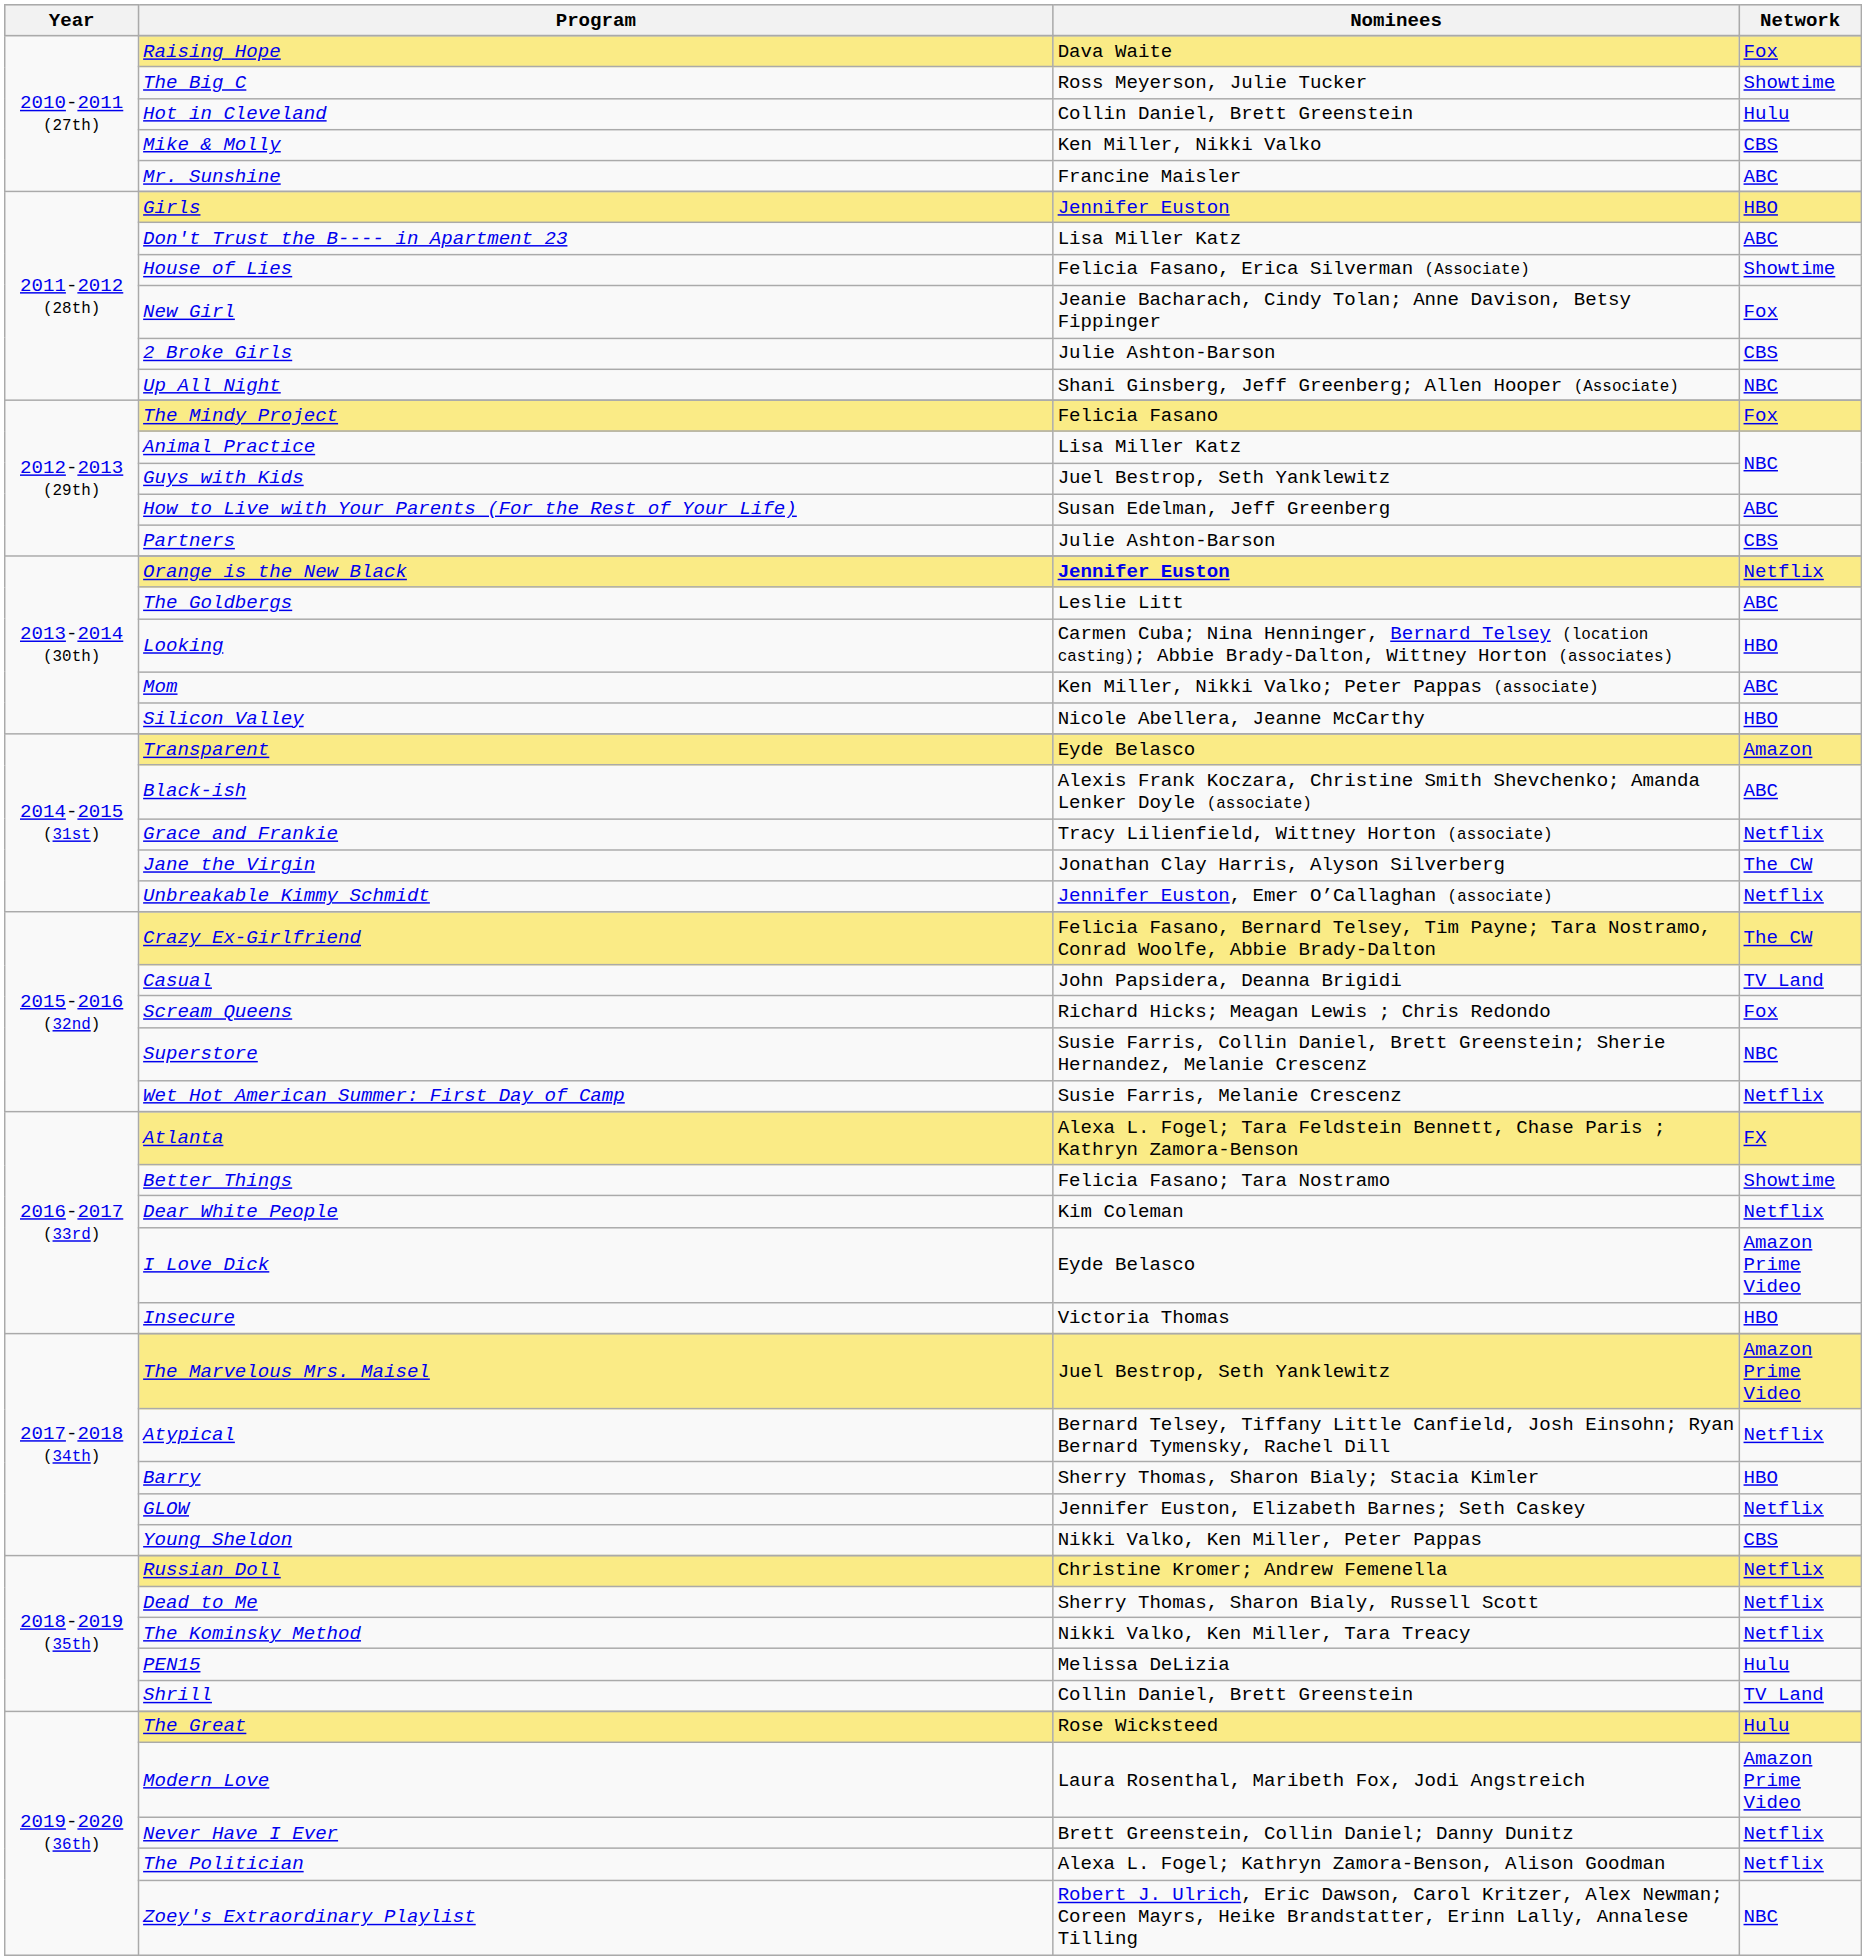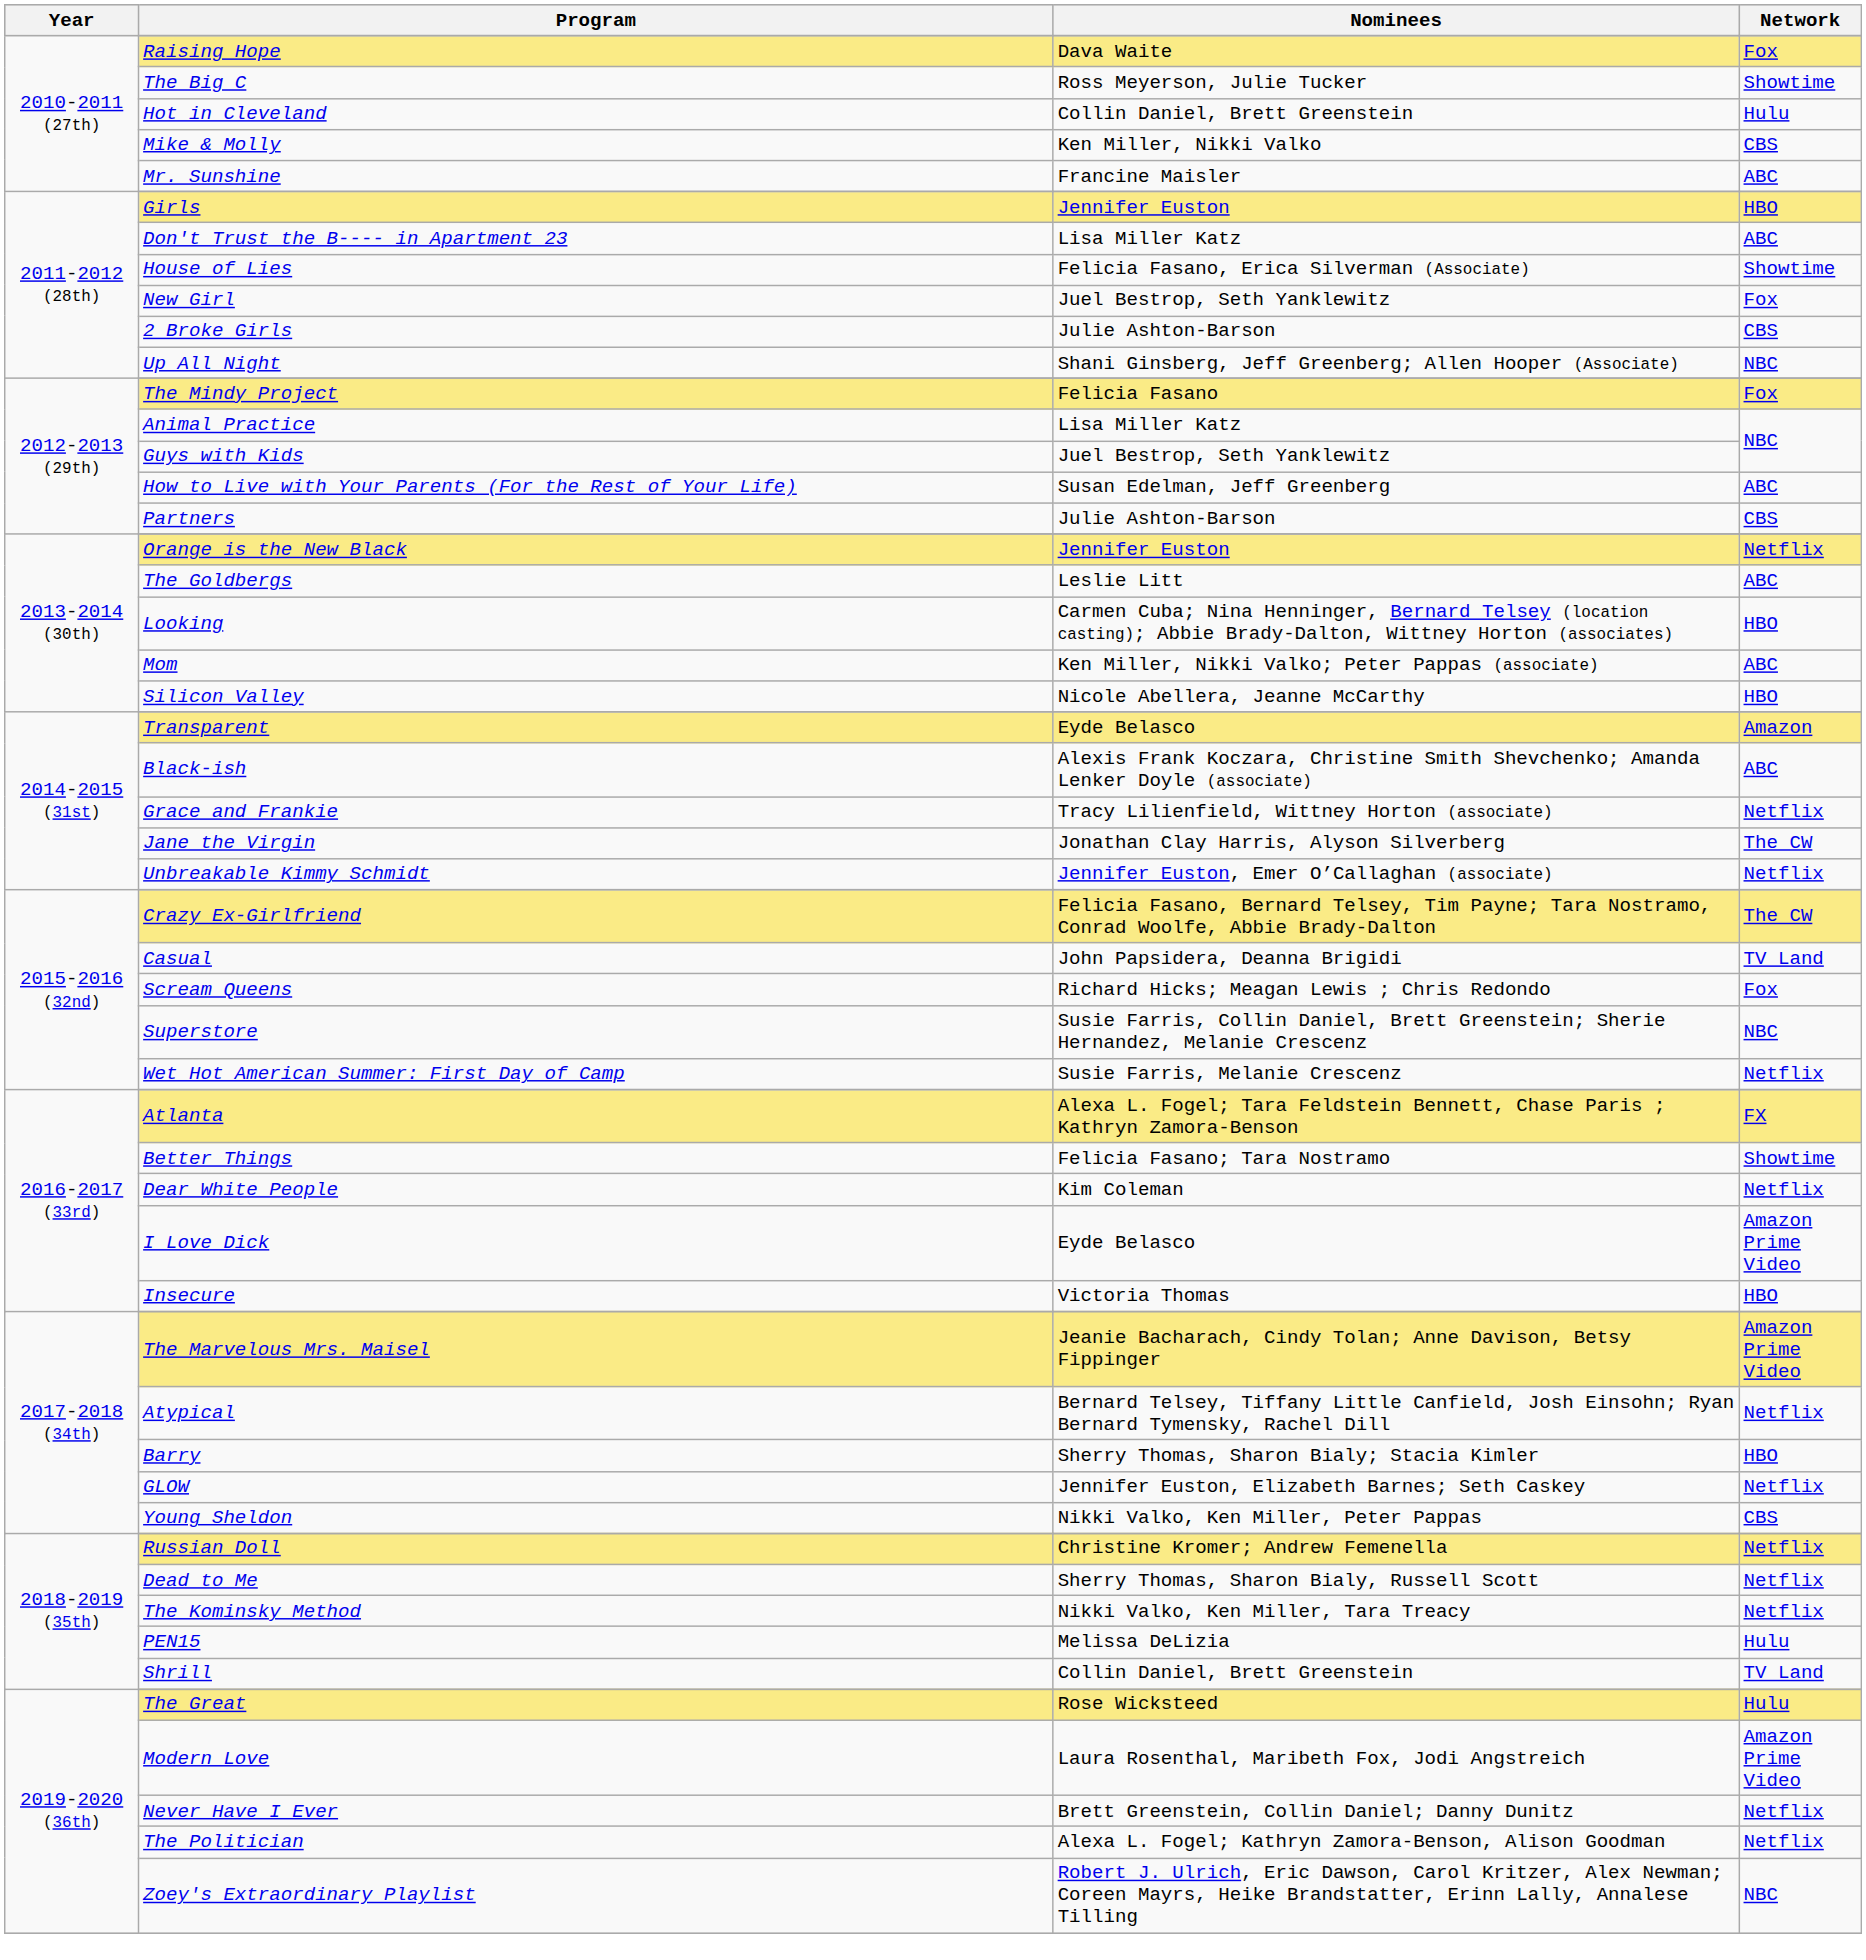(1344, 312) Jeanie Bacharach, Cindy Tolan; Anne Davison, Betsy Fippinger -> (1224, 301) Juel Bestrop, Seth Yanklewitz
(1144, 572) bold -> (1144, 550) normal
(1224, 1371) Juel Bestrop, Seth Yanklewitz -> (1344, 1349) Jeanie Bacharach, Cindy Tolan; Anne Davison, Betsy Fippinger
